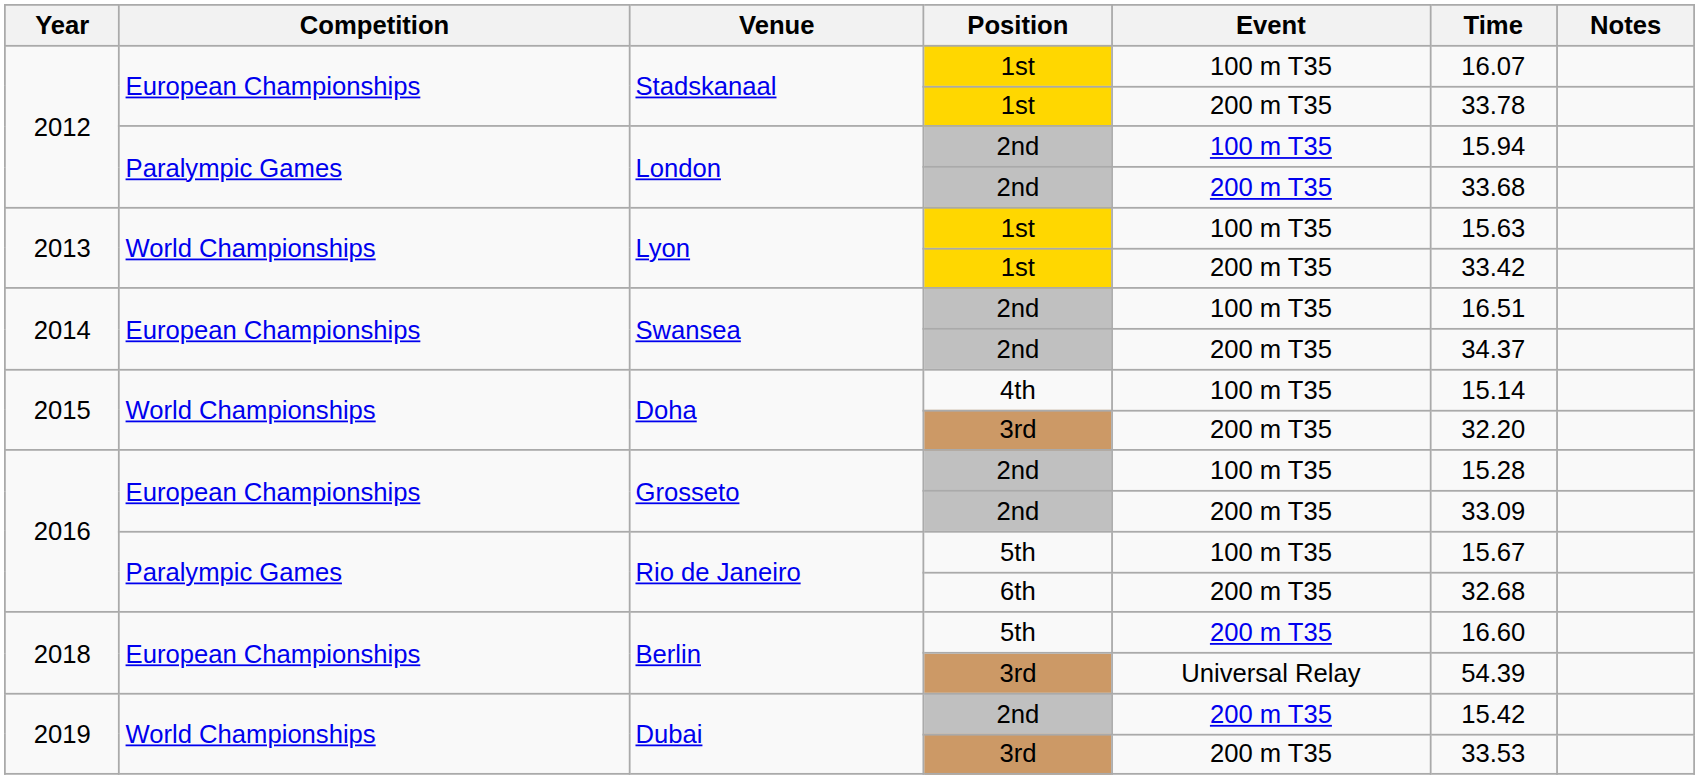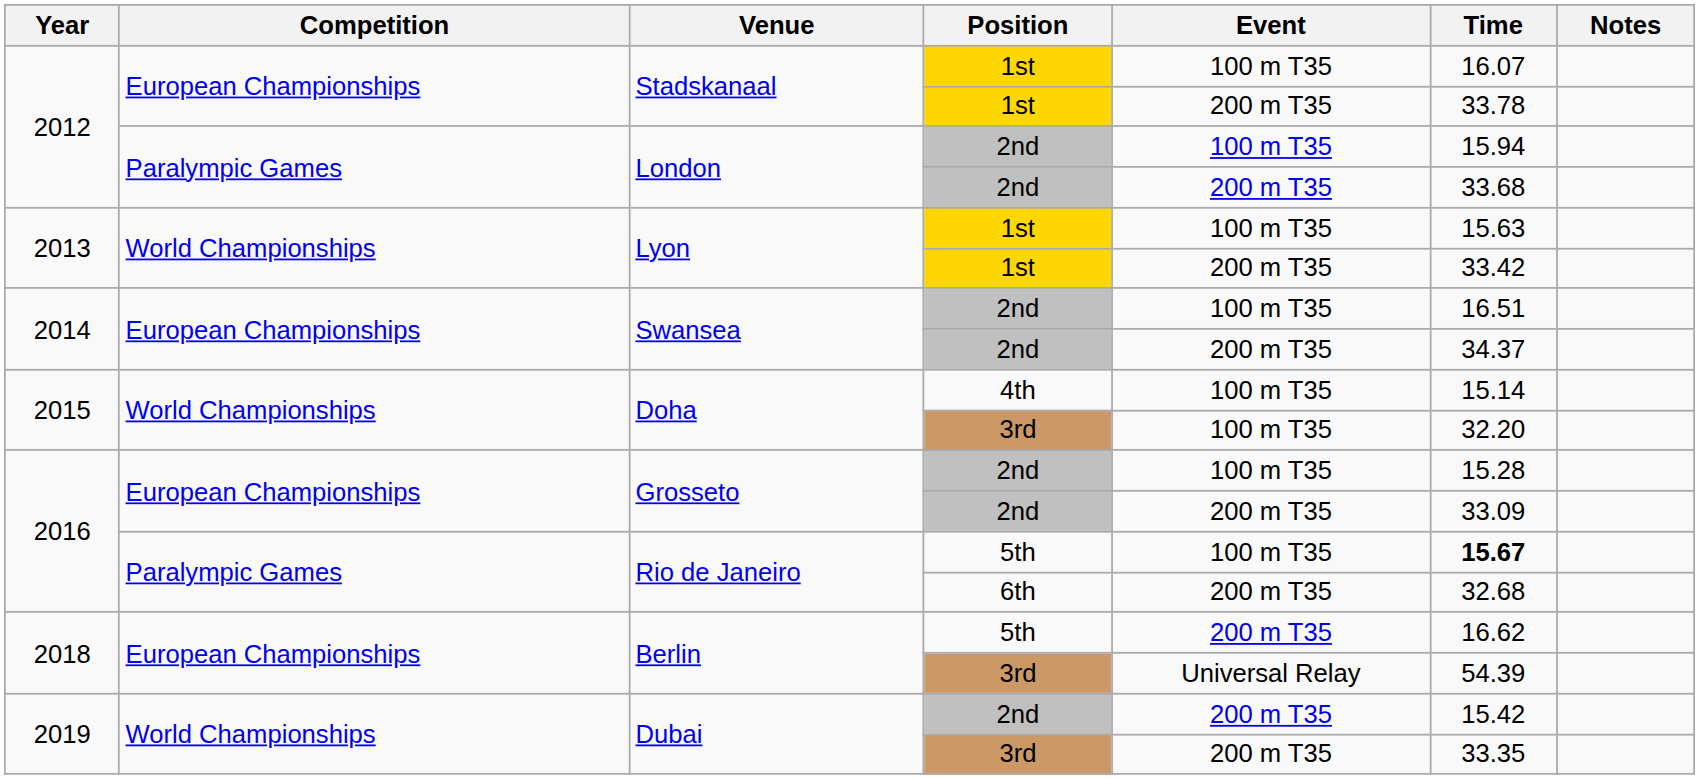(1271, 430) 200 m T35 -> (1271, 430) 100 m T35
(1493, 552) normal -> (1493, 552) bold
(1493, 633) 16.60 -> (1493, 633) 16.62
(1493, 754) 33.53 -> (1493, 754) 33.35
